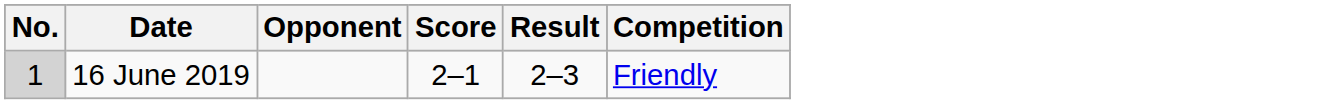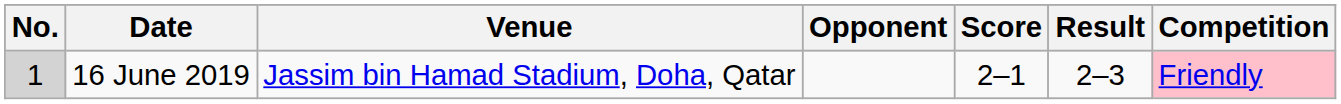+ column: (529, 27)
(665, 74) no background -> (1211, 74) pink background
